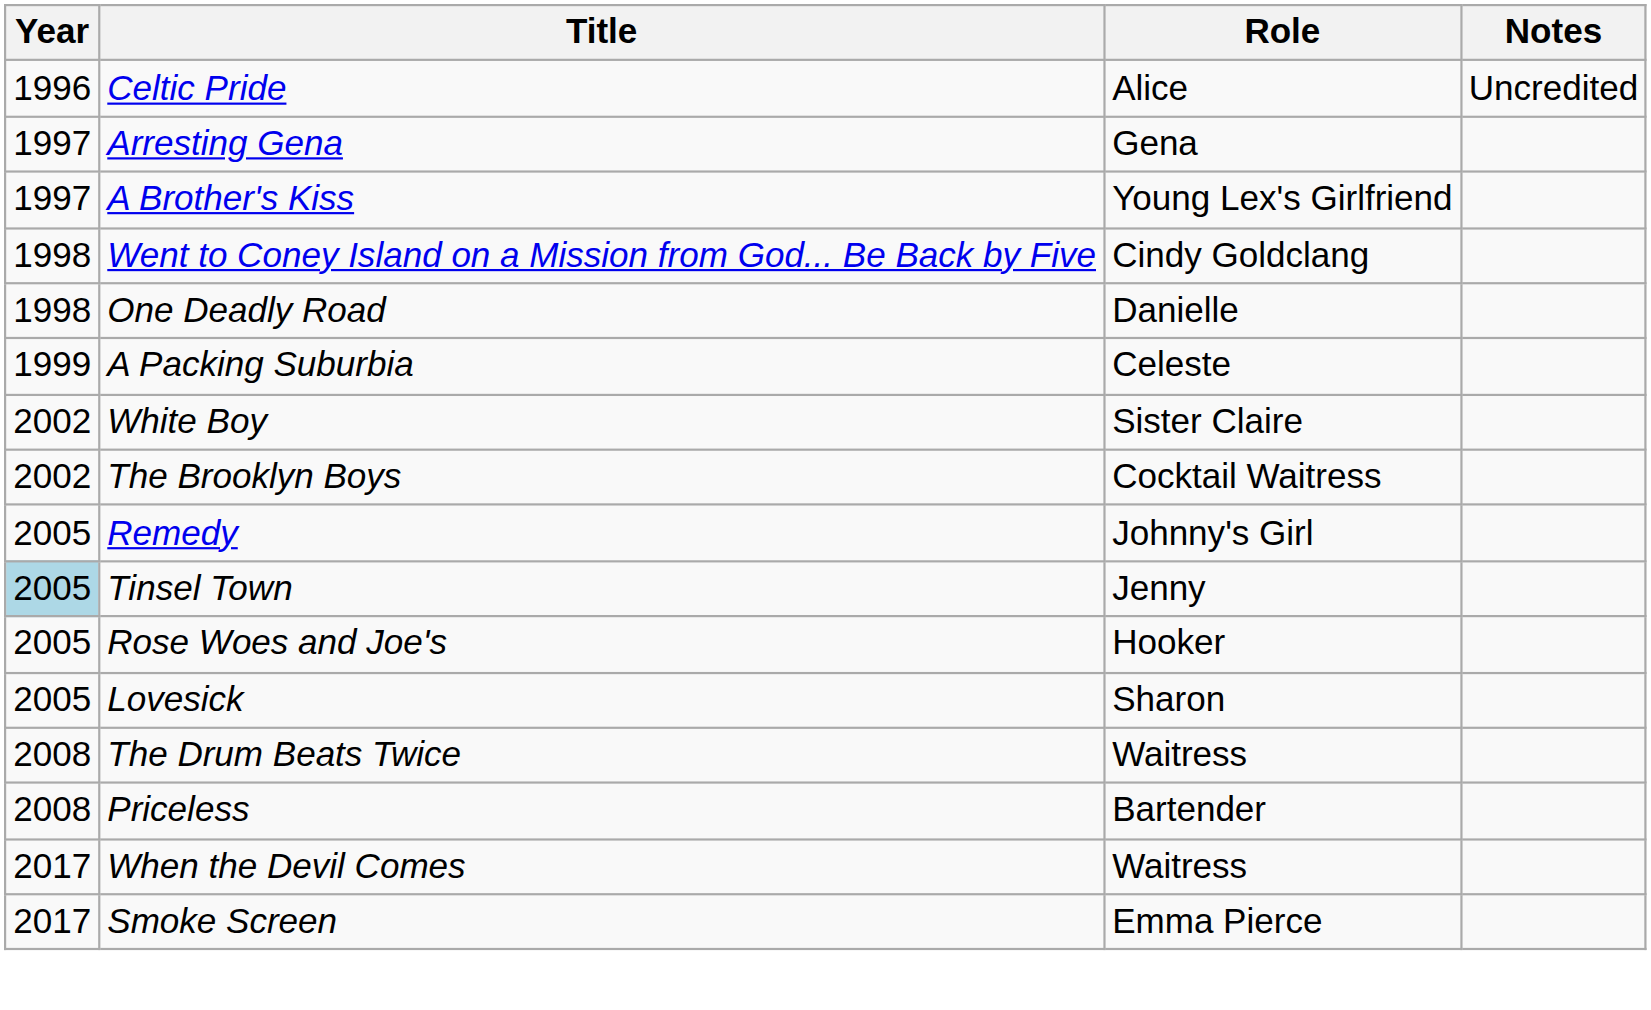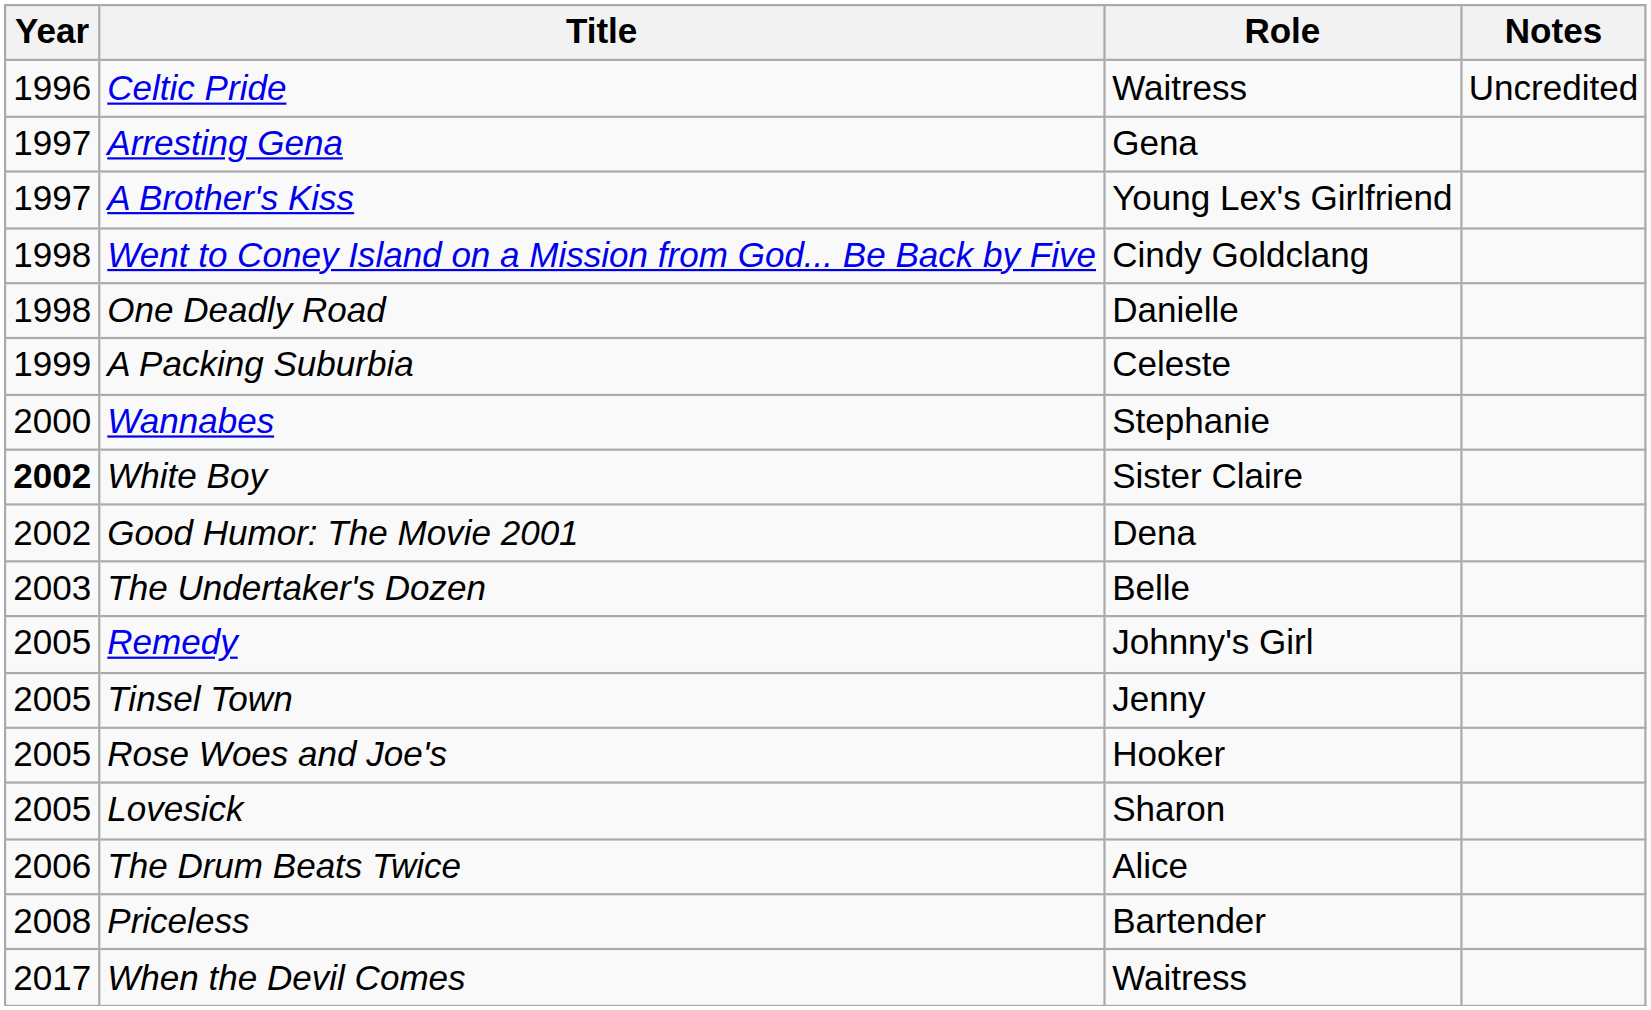(1150, 87) Alice -> (1180, 87) Waitress
+ row: (191, 421)
(52, 421) normal -> (52, 476) bold
- row: (254, 476)
+ row: (343, 532)
+ row: (297, 587)
(52, 587) lightblue background -> (52, 699) no background
(52, 754) 2008 -> (52, 865) 2006
(1180, 754) Waitress -> (1150, 865) Alice
- row: (222, 921)
